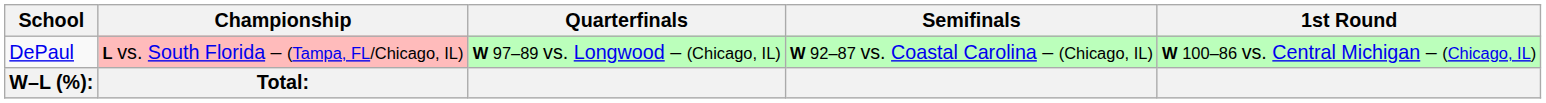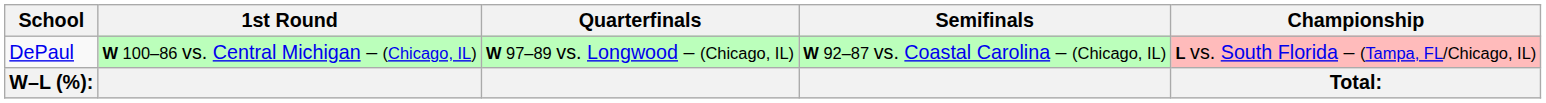columns swapped: (1349, 21) <-> (283, 21)
